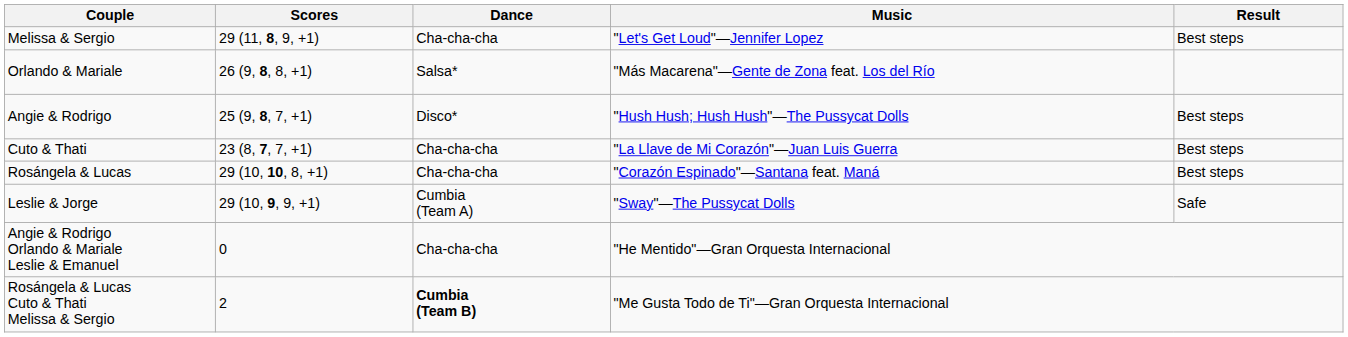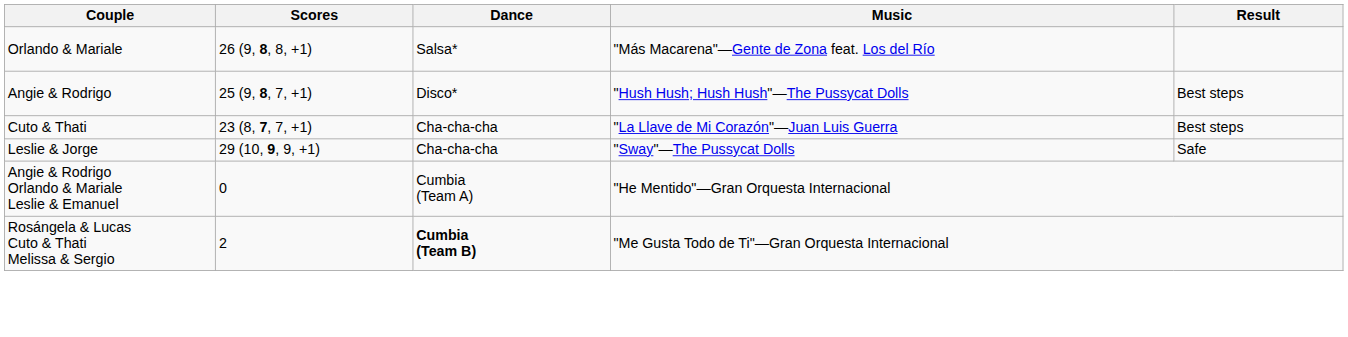- row: (61, 38)
- row: (69, 172)
(445, 203) Cumbia (Team A) -> (457, 149) Cha-cha-cha
(457, 249) Cha-cha-cha -> (445, 188) Cumbia (Team A)
